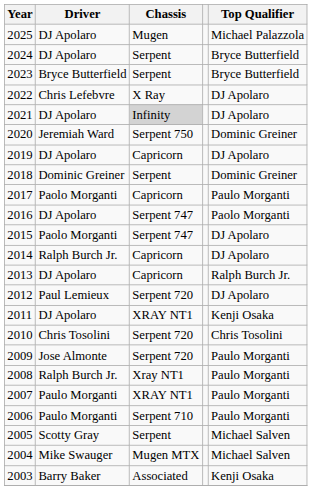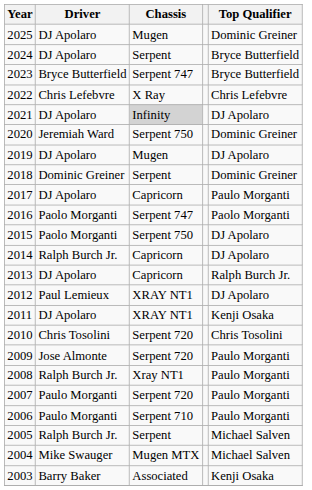(258, 34) Michael Palazzola -> (254, 34) Dominic Greiner
(152, 74) Serpent -> (163, 74) Serpent 747
(240, 94) DJ Apolaro -> (249, 94) Chris Lefebvre
(158, 154) Capricorn -> (150, 154) Mugen
(78, 194) Paolo Morganti -> (67, 194) DJ Apolaro
(67, 214) DJ Apolaro -> (78, 214) Paolo Morganti
(163, 235) Serpent 747 -> (163, 235) Serpent 750
(163, 295) Serpent 720 -> (163, 295) XRAY NT1
(163, 395) XRAY NT1 -> (163, 395) Serpent 720
(69, 435) Scotty Gray -> (78, 435) Ralph Burch Jr.
